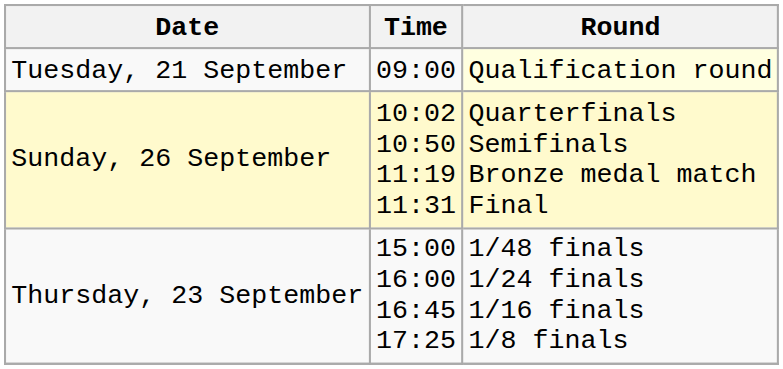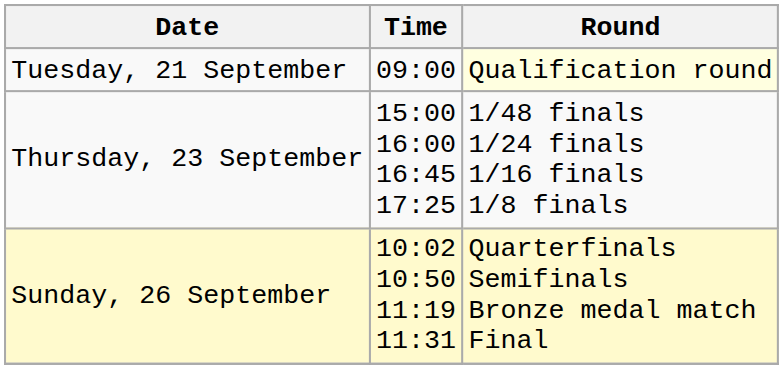rows swapped: (187, 295) <-> (171, 160)
